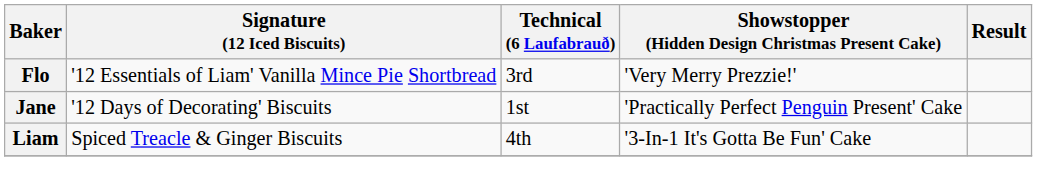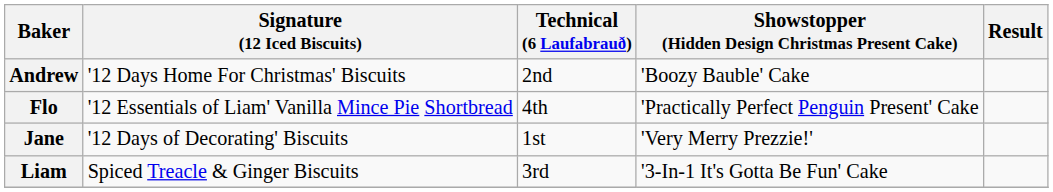+ row: (44, 75)
(519, 75) 3rd -> (535, 107) 4th
(711, 75) 'Very Merry Prezzie!' -> (810, 107) 'Practically Perfect Penguin Present' Cake
(793, 107) 'Practically Perfect Penguin Present' Cake -> (727, 139) 'Very Merry Prezzie!'
(519, 139) 4th -> (536, 171) 3rd
